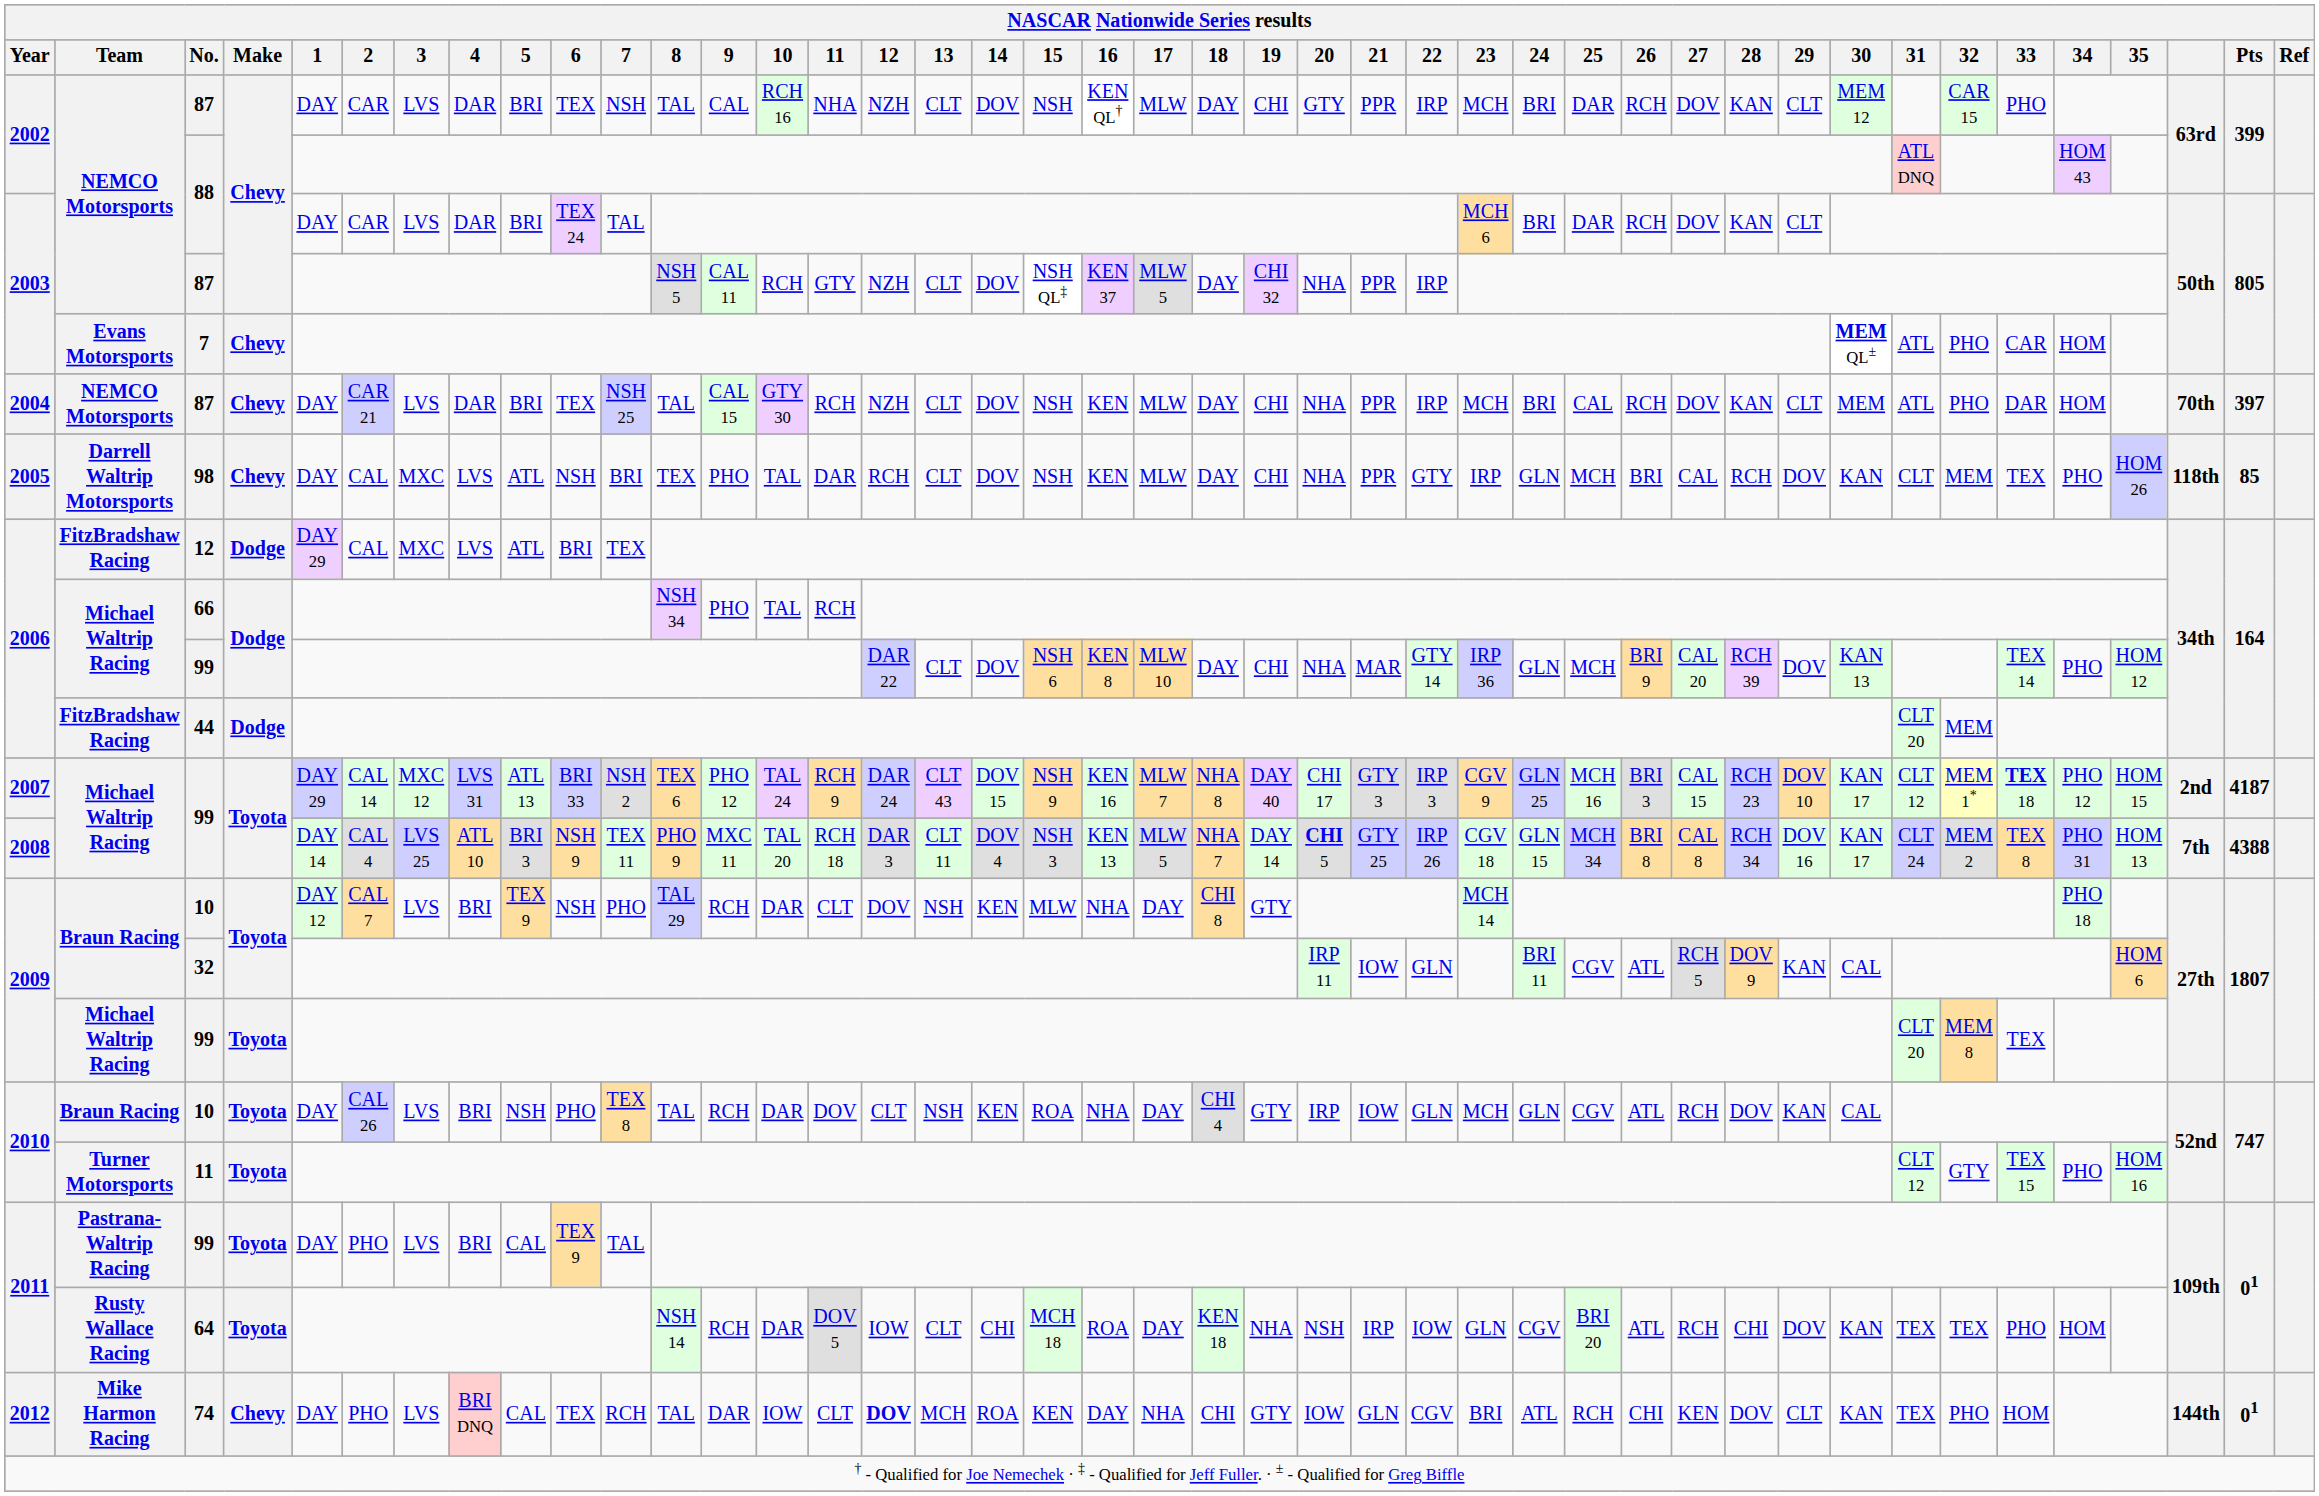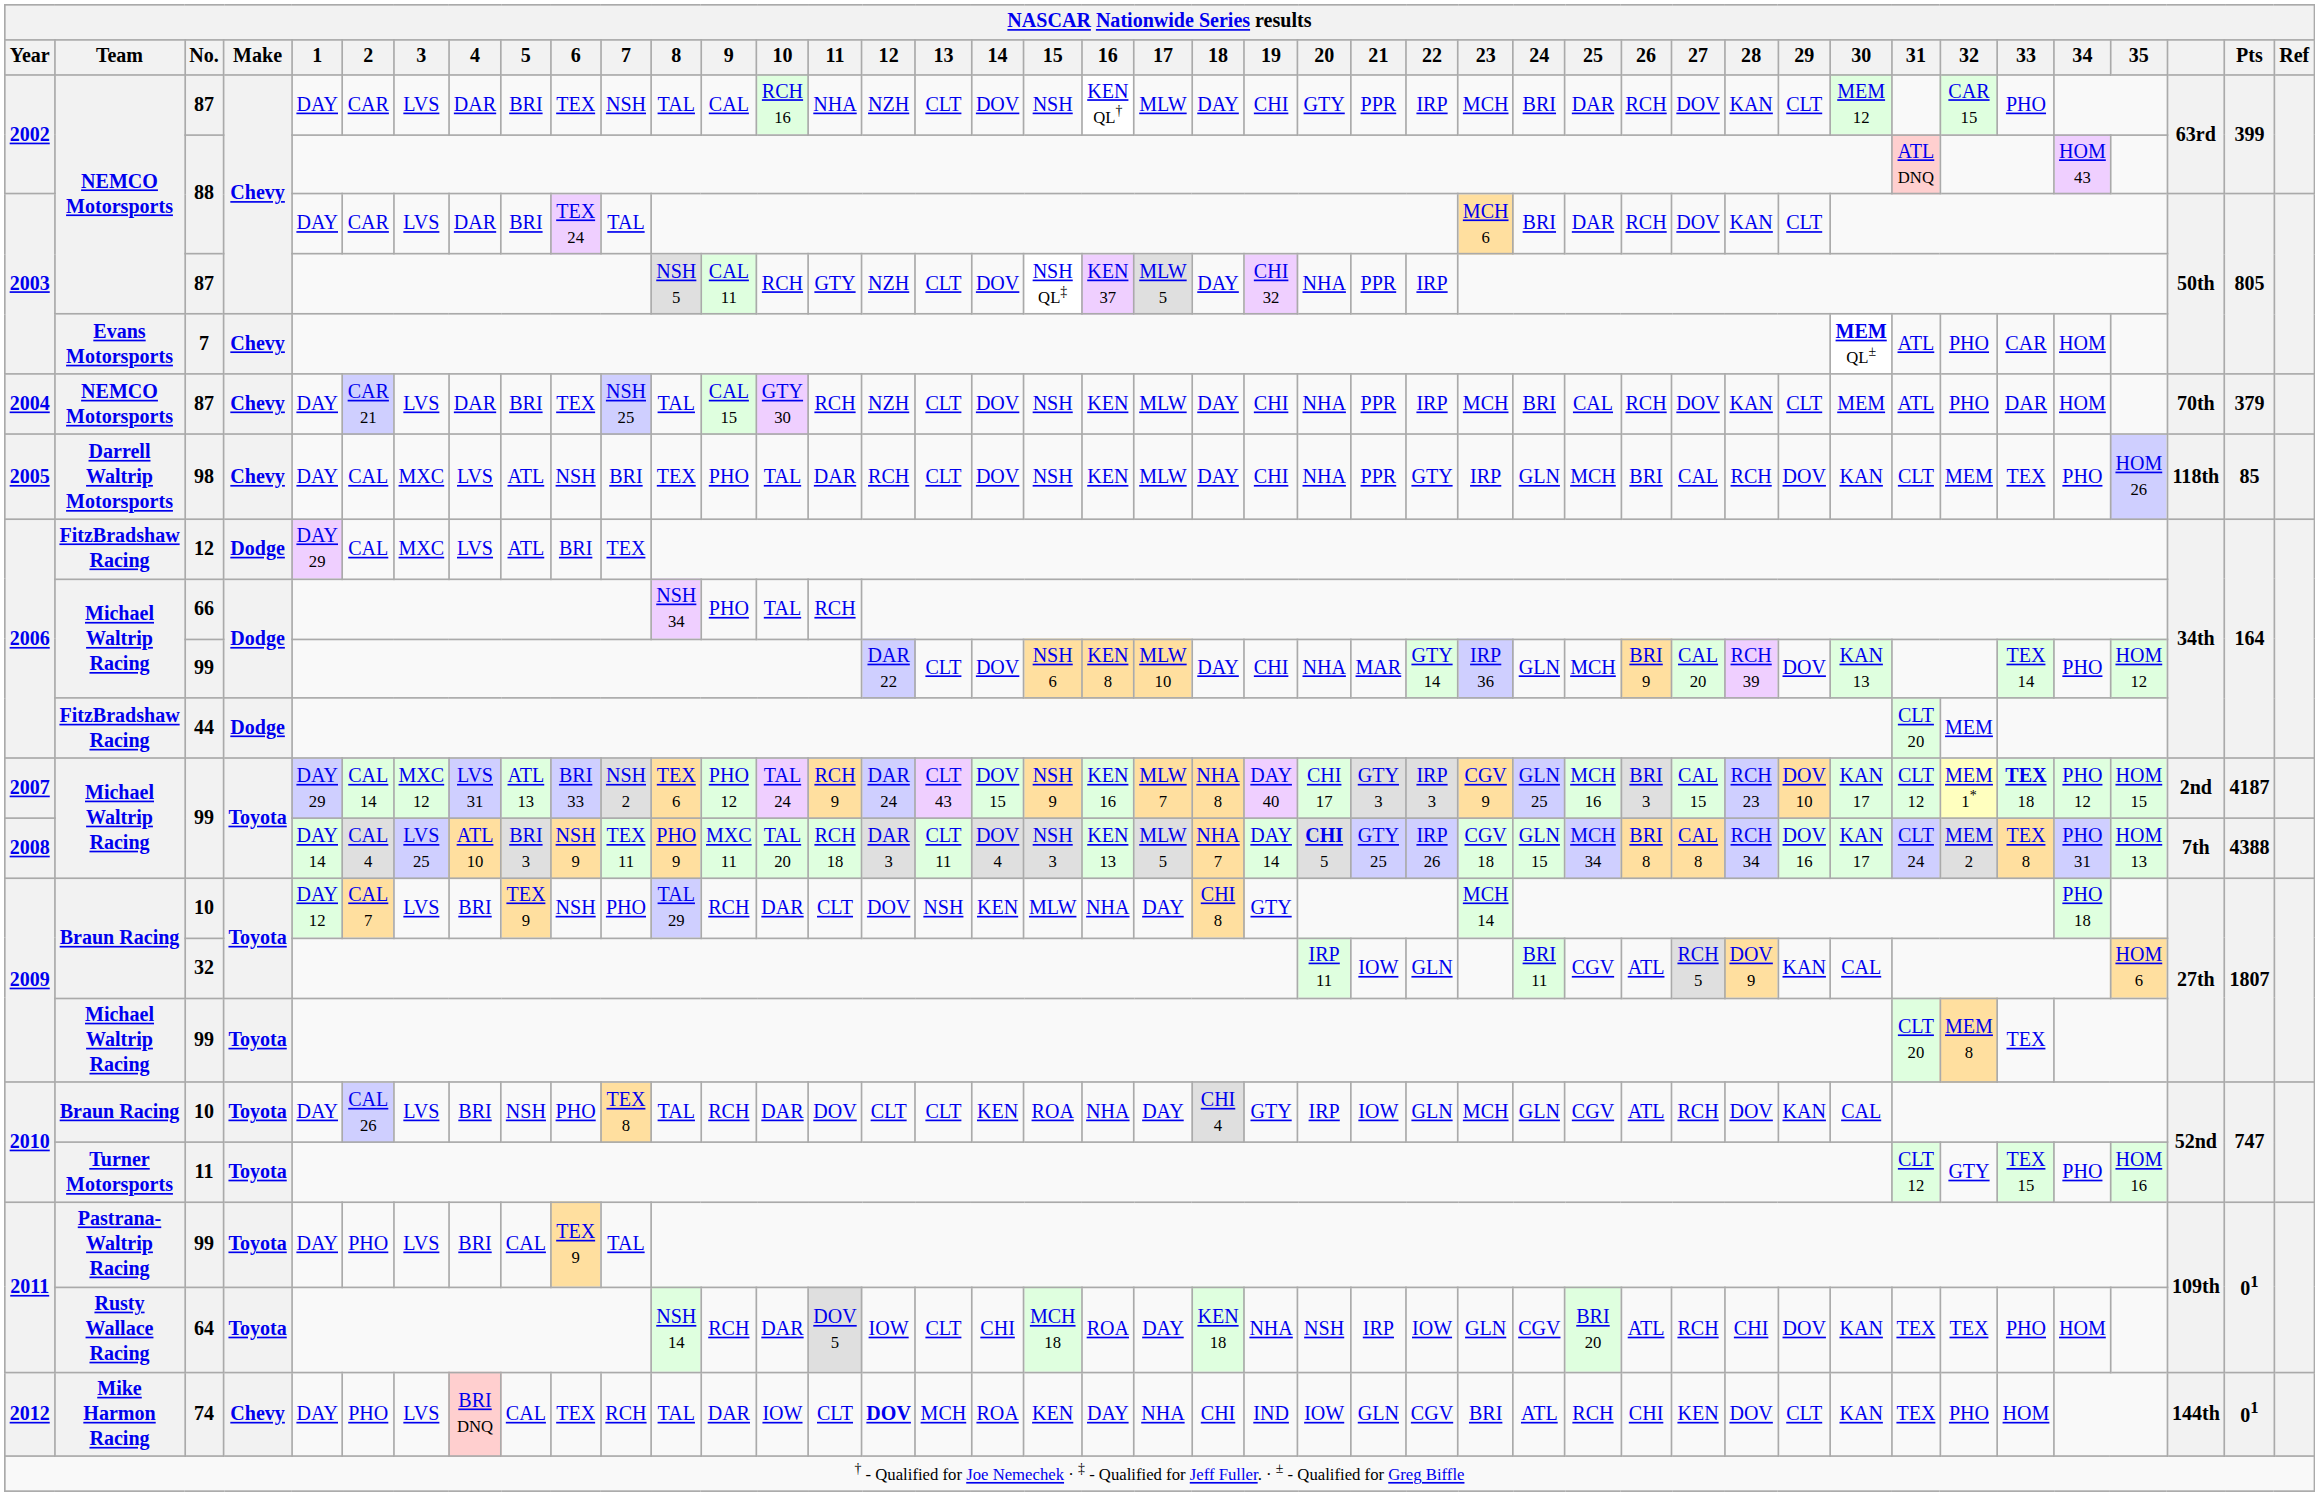(2249, 404) 397 -> (2249, 404) 379
(943, 1112) NSH -> (943, 1112) CLT
(1271, 1413) GTY -> (1271, 1413) IND
